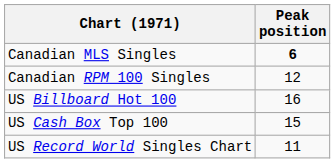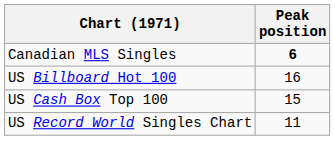- row: (109, 78)
